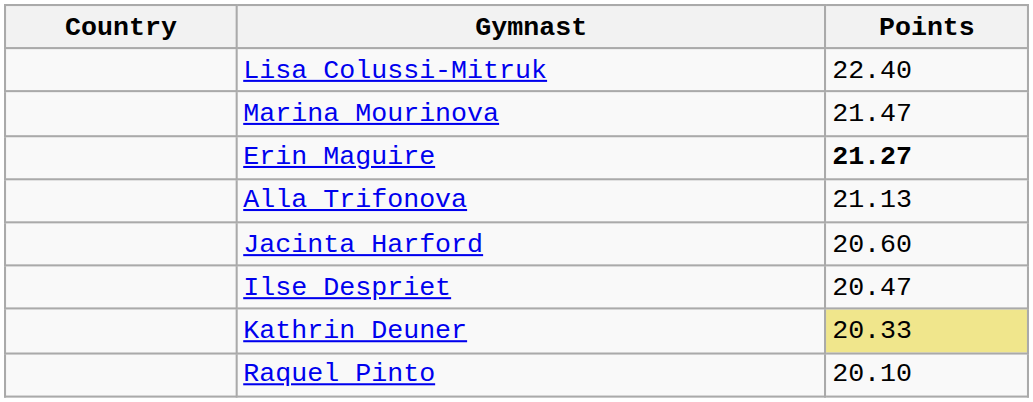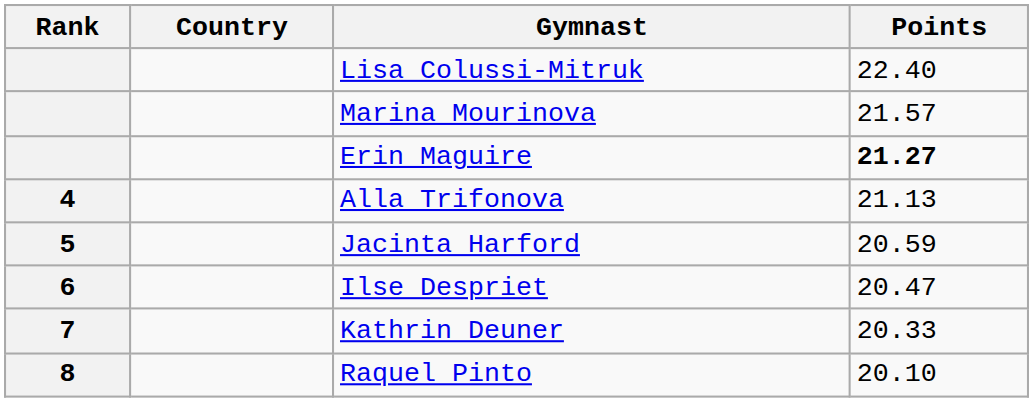+ column: (68, 27)
(872, 114) 21.47 -> (897, 114) 21.57
(872, 244) 20.60 -> (897, 244) 20.59
(872, 331) khaki background -> (897, 331) no background
